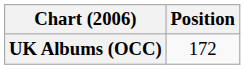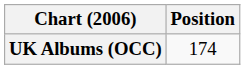(203, 49) 172 -> (203, 49) 174
